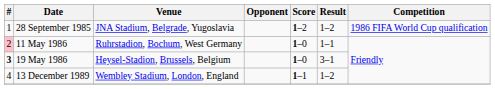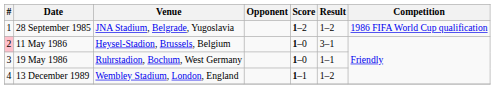(169, 44) Ruhrstadion, Bochum, West Germany -> (163, 44) Heysel-Stadion, Brussels, Belgium
(327, 44) 1–1 -> (327, 44) 3–1
(9, 60) bold -> (9, 60) normal
(163, 60) Heysel-Stadion, Brussels, Belgium -> (169, 60) Ruhrstadion, Bochum, West Germany
(327, 60) 3–1 -> (327, 60) 1–1
